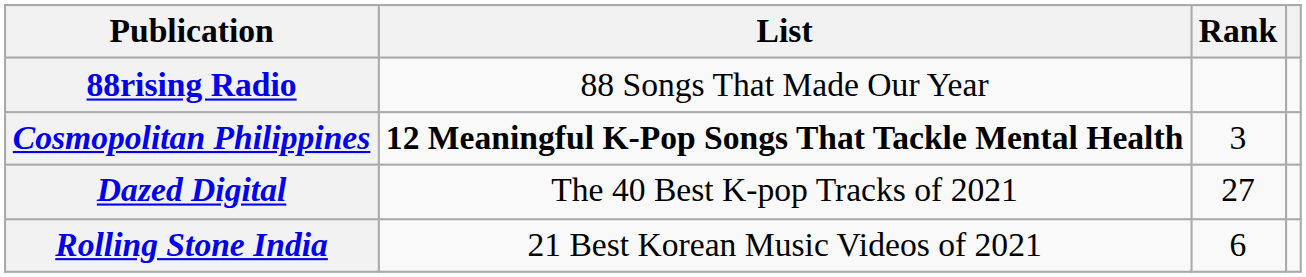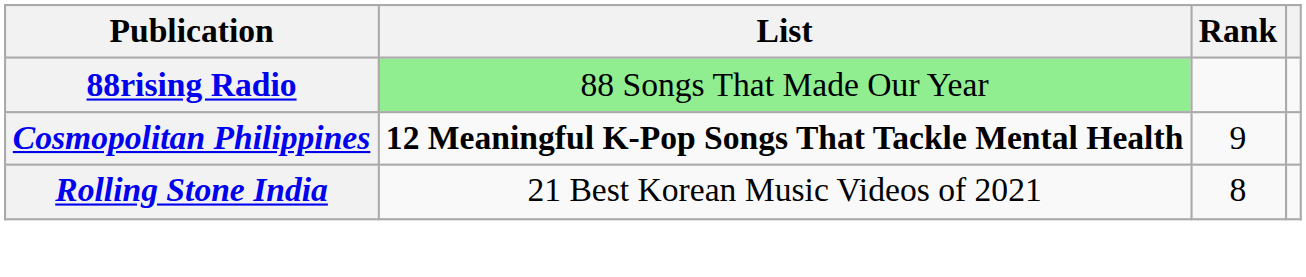(785, 84) no background -> (785, 84) lightgreen background
(1238, 137) 3 -> (1238, 137) 9
- row: (192, 191)
(1238, 244) 6 -> (1238, 191) 8
